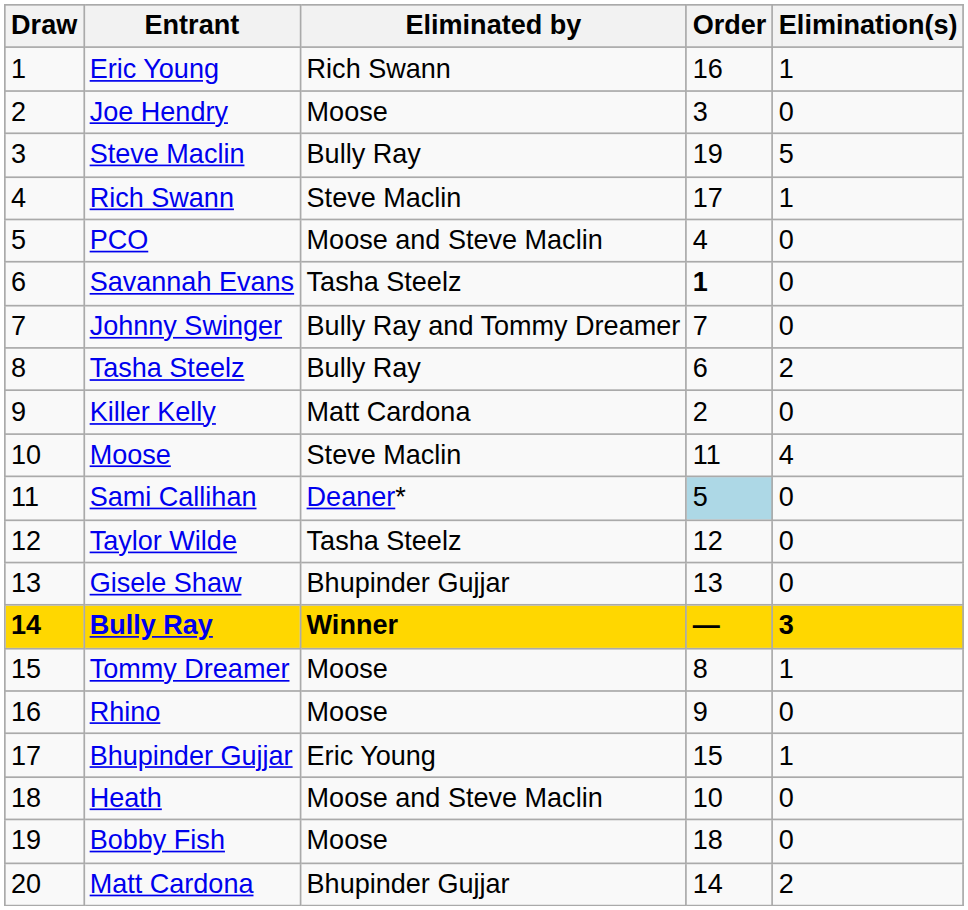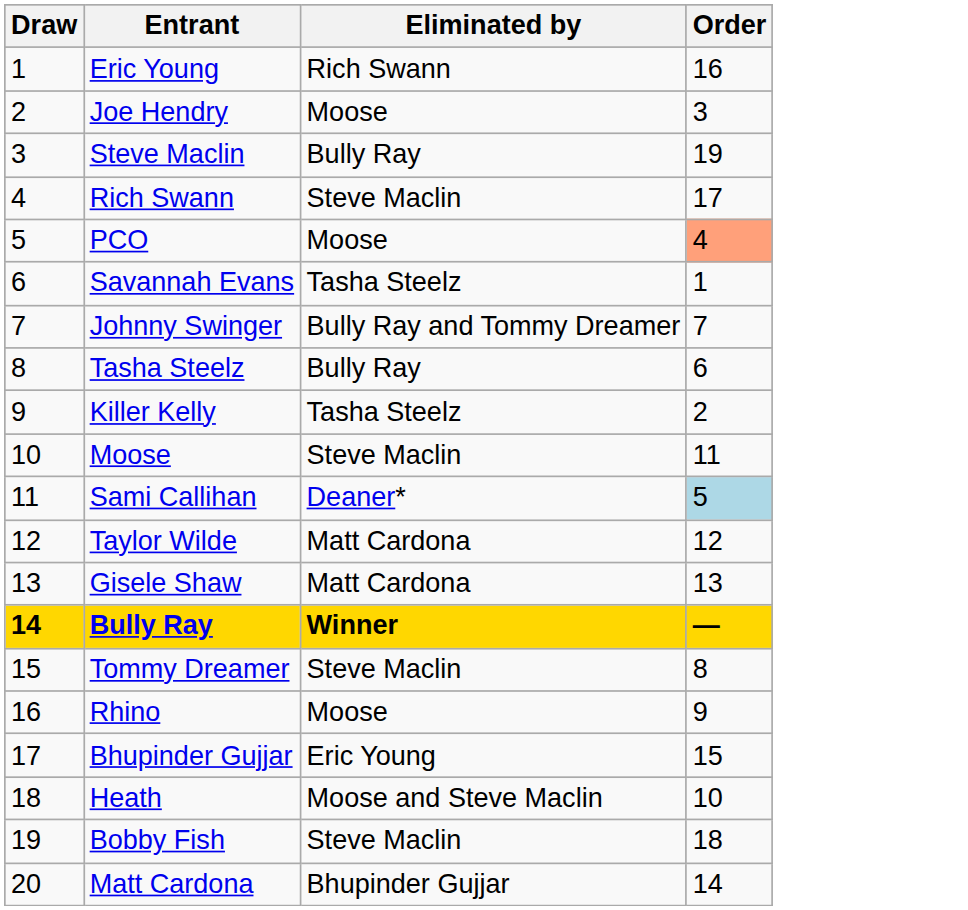- column: (868, 25)
(455, 240) Moose and Steve Maclin -> (347, 240) Moose
(700, 240) no background -> (700, 240) lightsalmon background
(700, 283) bold -> (700, 283) normal
(389, 411) Matt Cardona -> (384, 411) Tasha Steelz
(384, 540) Tasha Steelz -> (389, 540) Matt Cardona
(408, 583) Bhupinder Gujjar -> (389, 583) Matt Cardona
(347, 669) Moose -> (384, 669) Steve Maclin
(347, 840) Moose -> (384, 840) Steve Maclin
